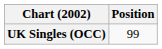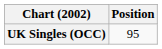(133, 34) 99 -> (133, 34) 95
